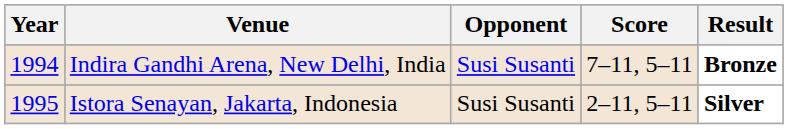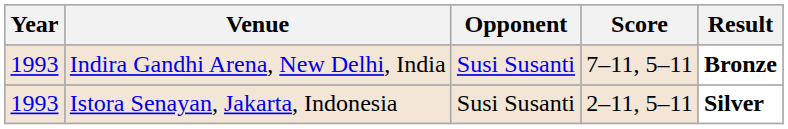(35, 64) 1994 -> (35, 64) 1993
(35, 104) 1995 -> (35, 104) 1993
